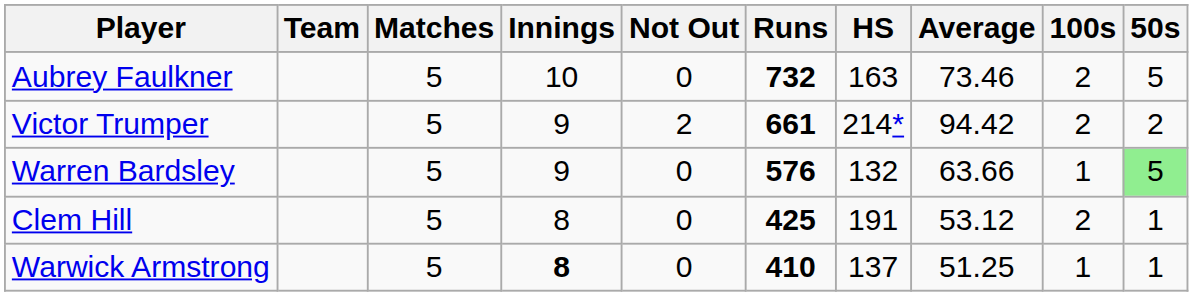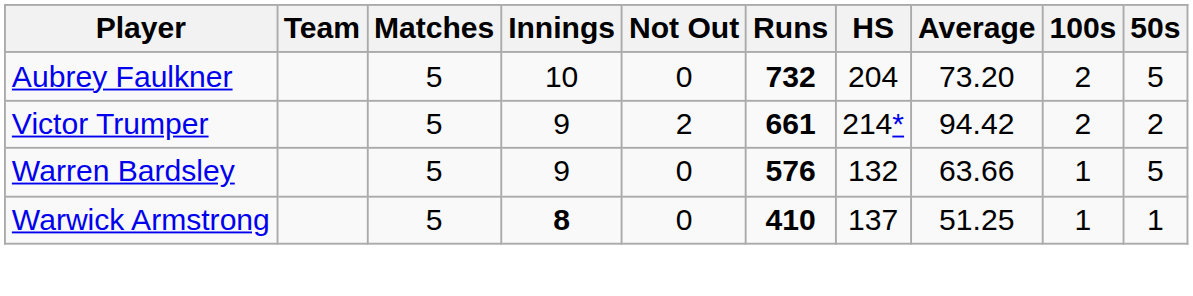(873, 76) 163 -> (873, 76) 204
(977, 76) 73.46 -> (977, 76) 73.20
(1155, 171) lightgreen background -> (1155, 171) no background
- row: (72, 219)
